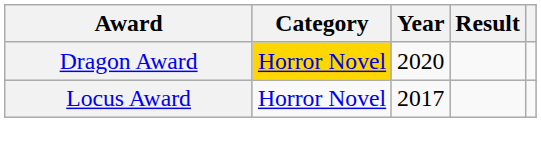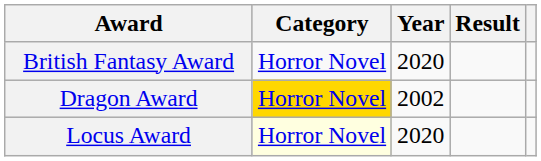+ row: (129, 60)
(421, 60) 2020 -> (421, 98) 2002
(322, 98) no background -> (322, 135) lightyellow background
(421, 98) 2017 -> (421, 135) 2020
